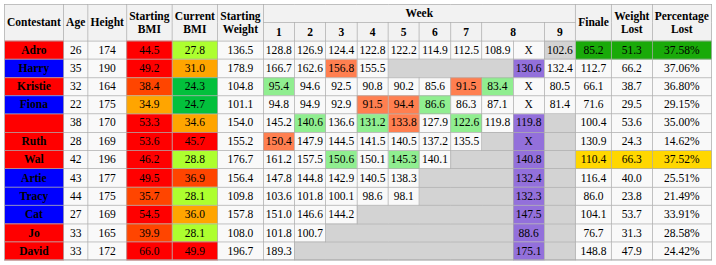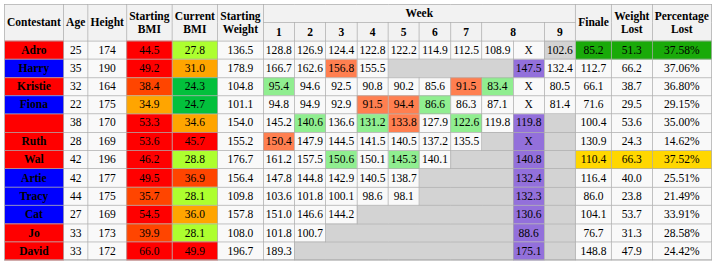(76, 50) 26 -> (76, 50) 25
(529, 68) 130.6 -> (529, 68) 147.5
(76, 178) 43 -> (76, 178) 42
(404, 178) 138.3 -> (404, 178) 138.7
(529, 214) 147.5 -> (529, 214) 130.6
(107, 232) 165 -> (107, 232) 173
